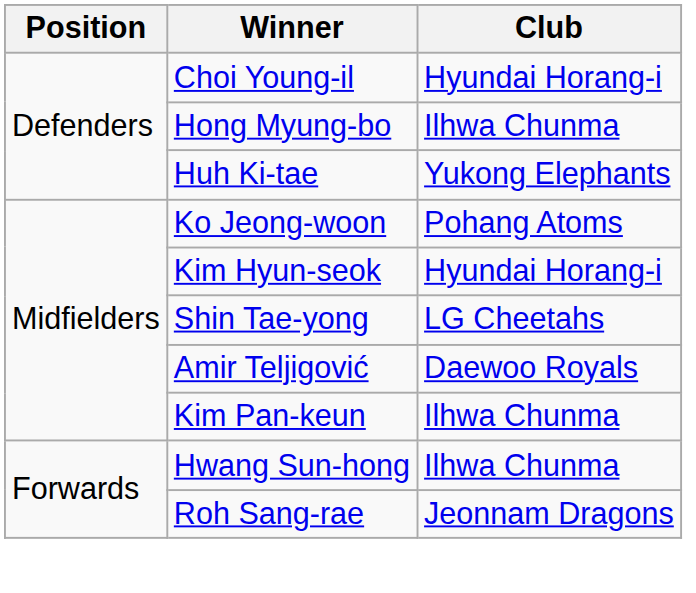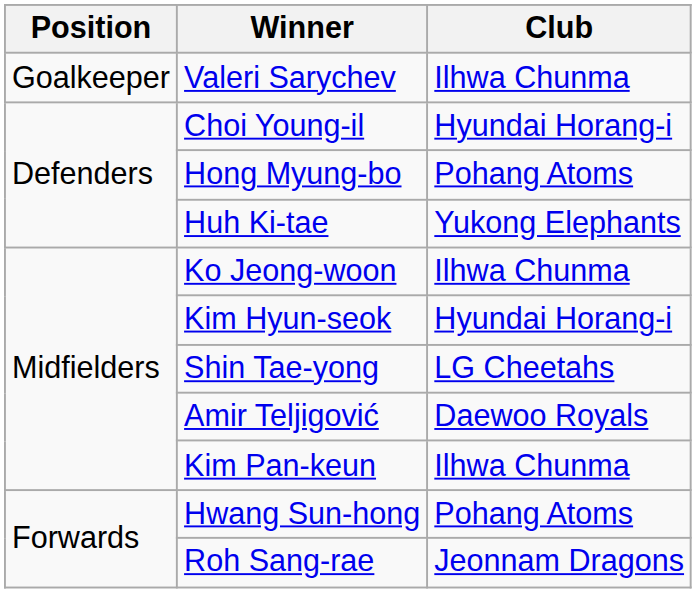+ row: (290, 77)
(522, 125) Ilhwa Chunma -> (534, 174) Pohang Atoms
(523, 222) Pohang Atoms -> (532, 271) Ilhwa Chunma
(522, 464) Ilhwa Chunma -> (534, 513) Pohang Atoms
